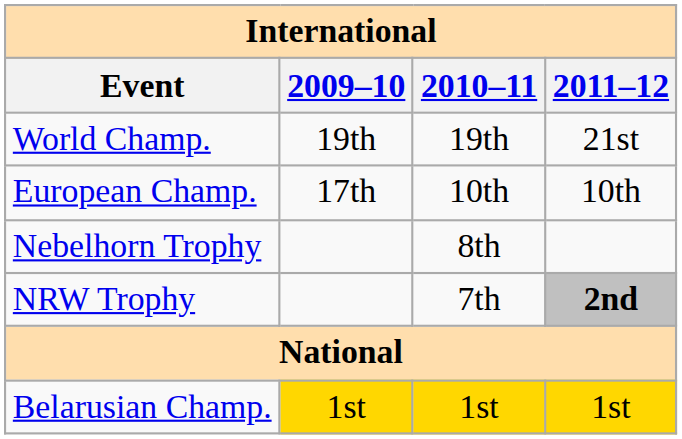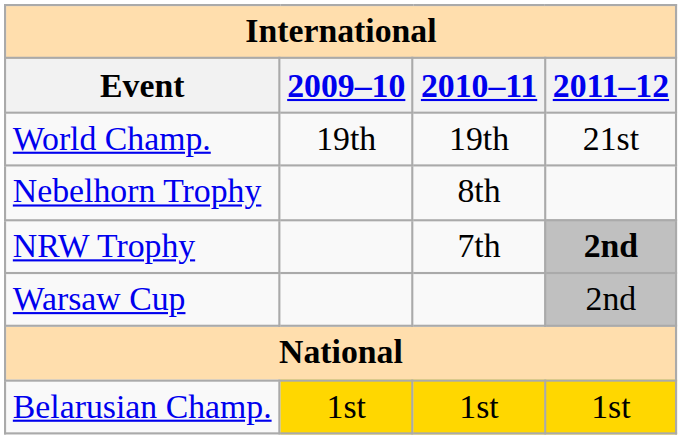- row: (135, 191)
+ row: (99, 298)
